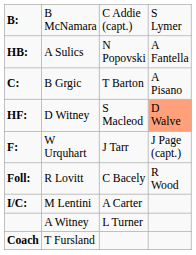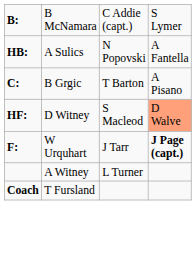(166, 146) normal -> (167, 146) bold
- row: (19, 178)
- row: (17, 203)
